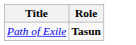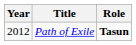+ column: (18, 13)
